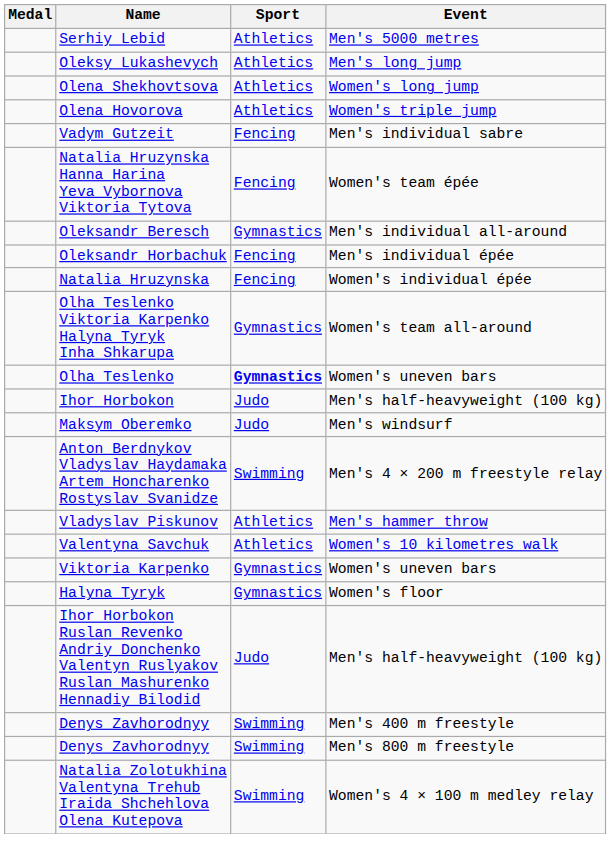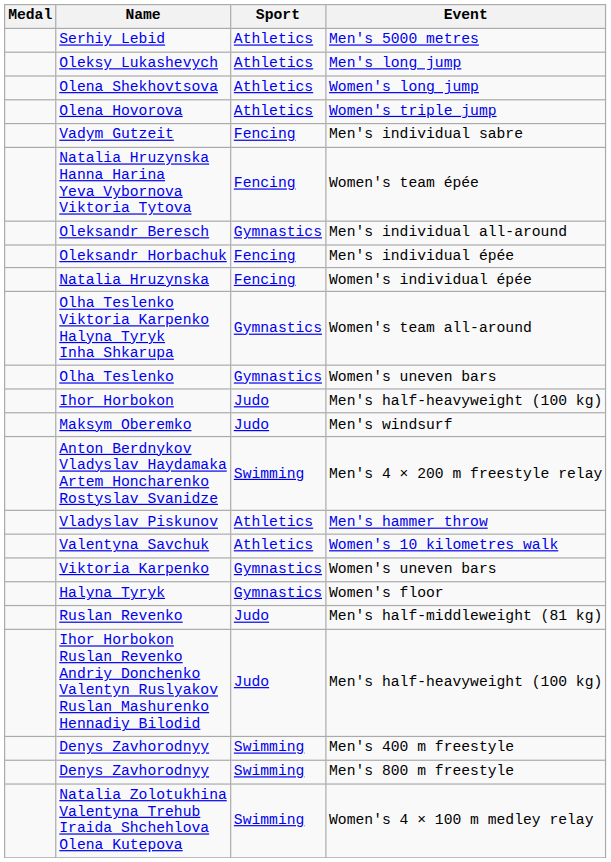(278, 378) bold -> (278, 378) normal
+ row: (121, 618)
